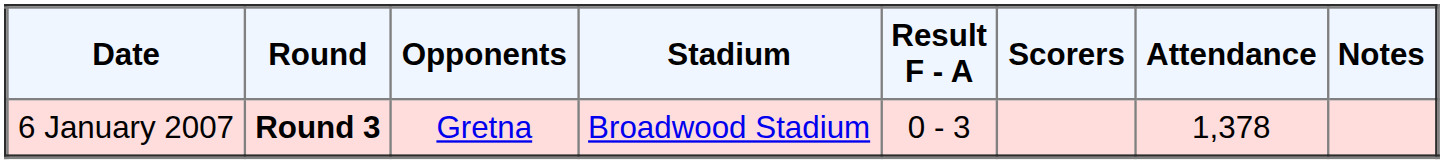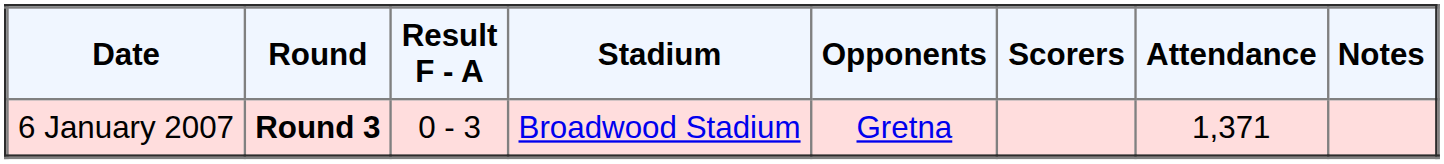columns swapped: (484, 53) <-> (939, 53)
(1231, 127) 1,378 -> (1231, 127) 1,371
